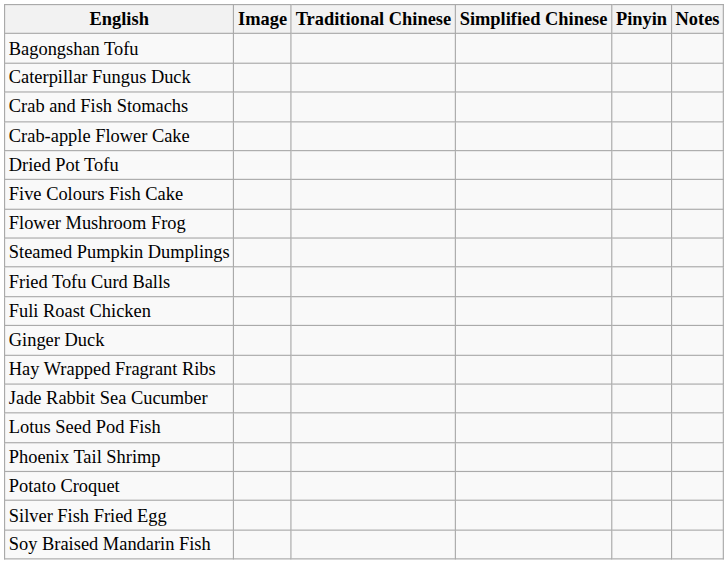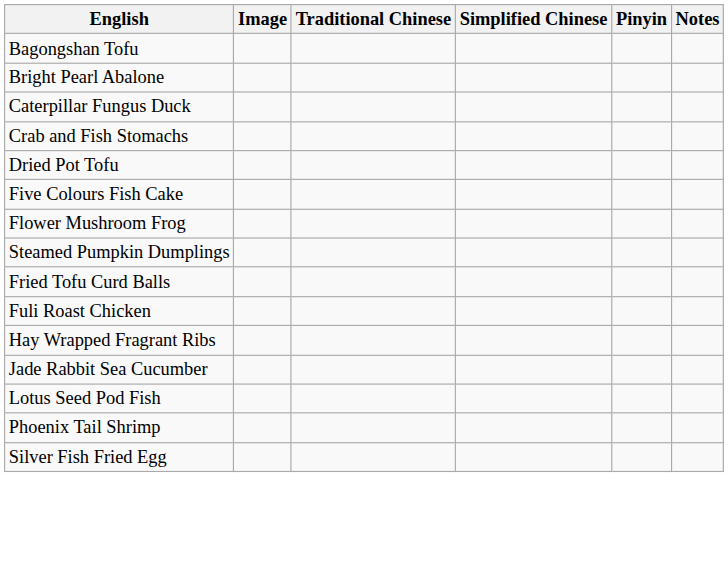+ row: (86, 77)
- row: (99, 135)
- row: (57, 340)
- row: (64, 485)
- row: (110, 544)
